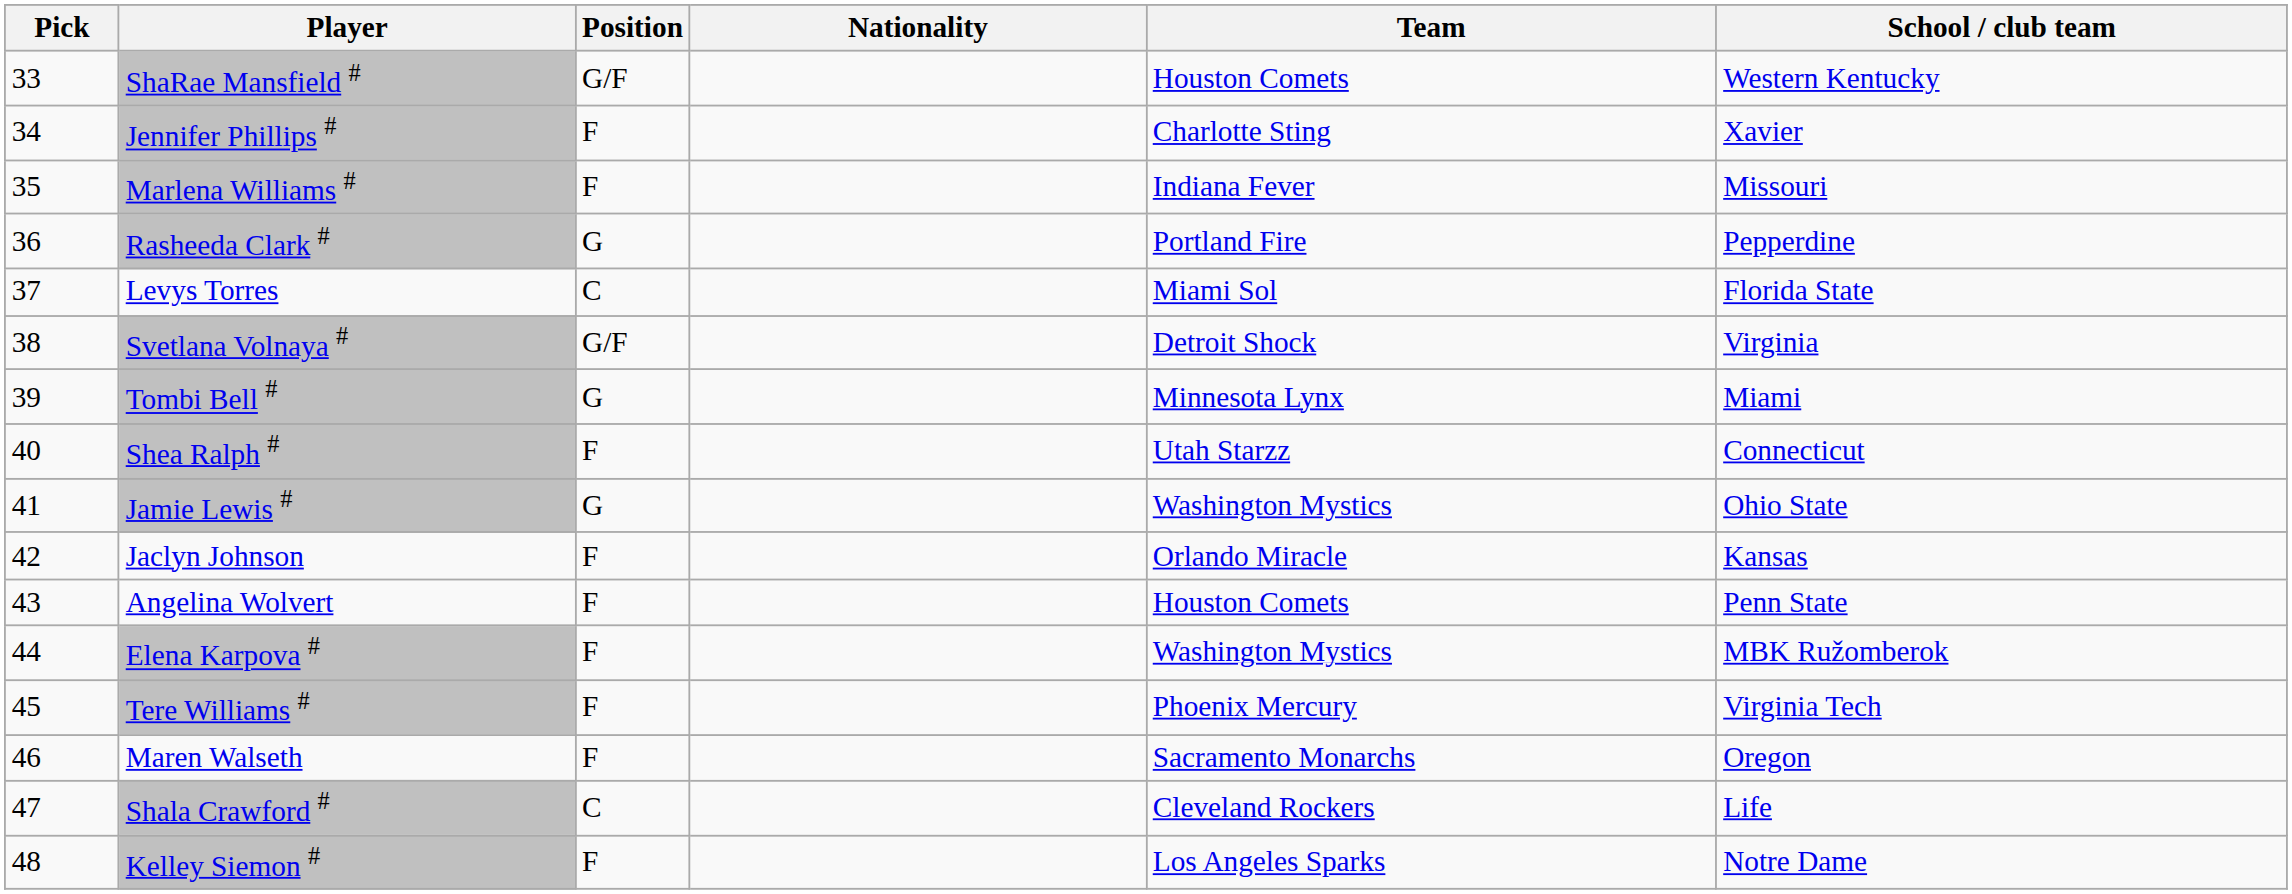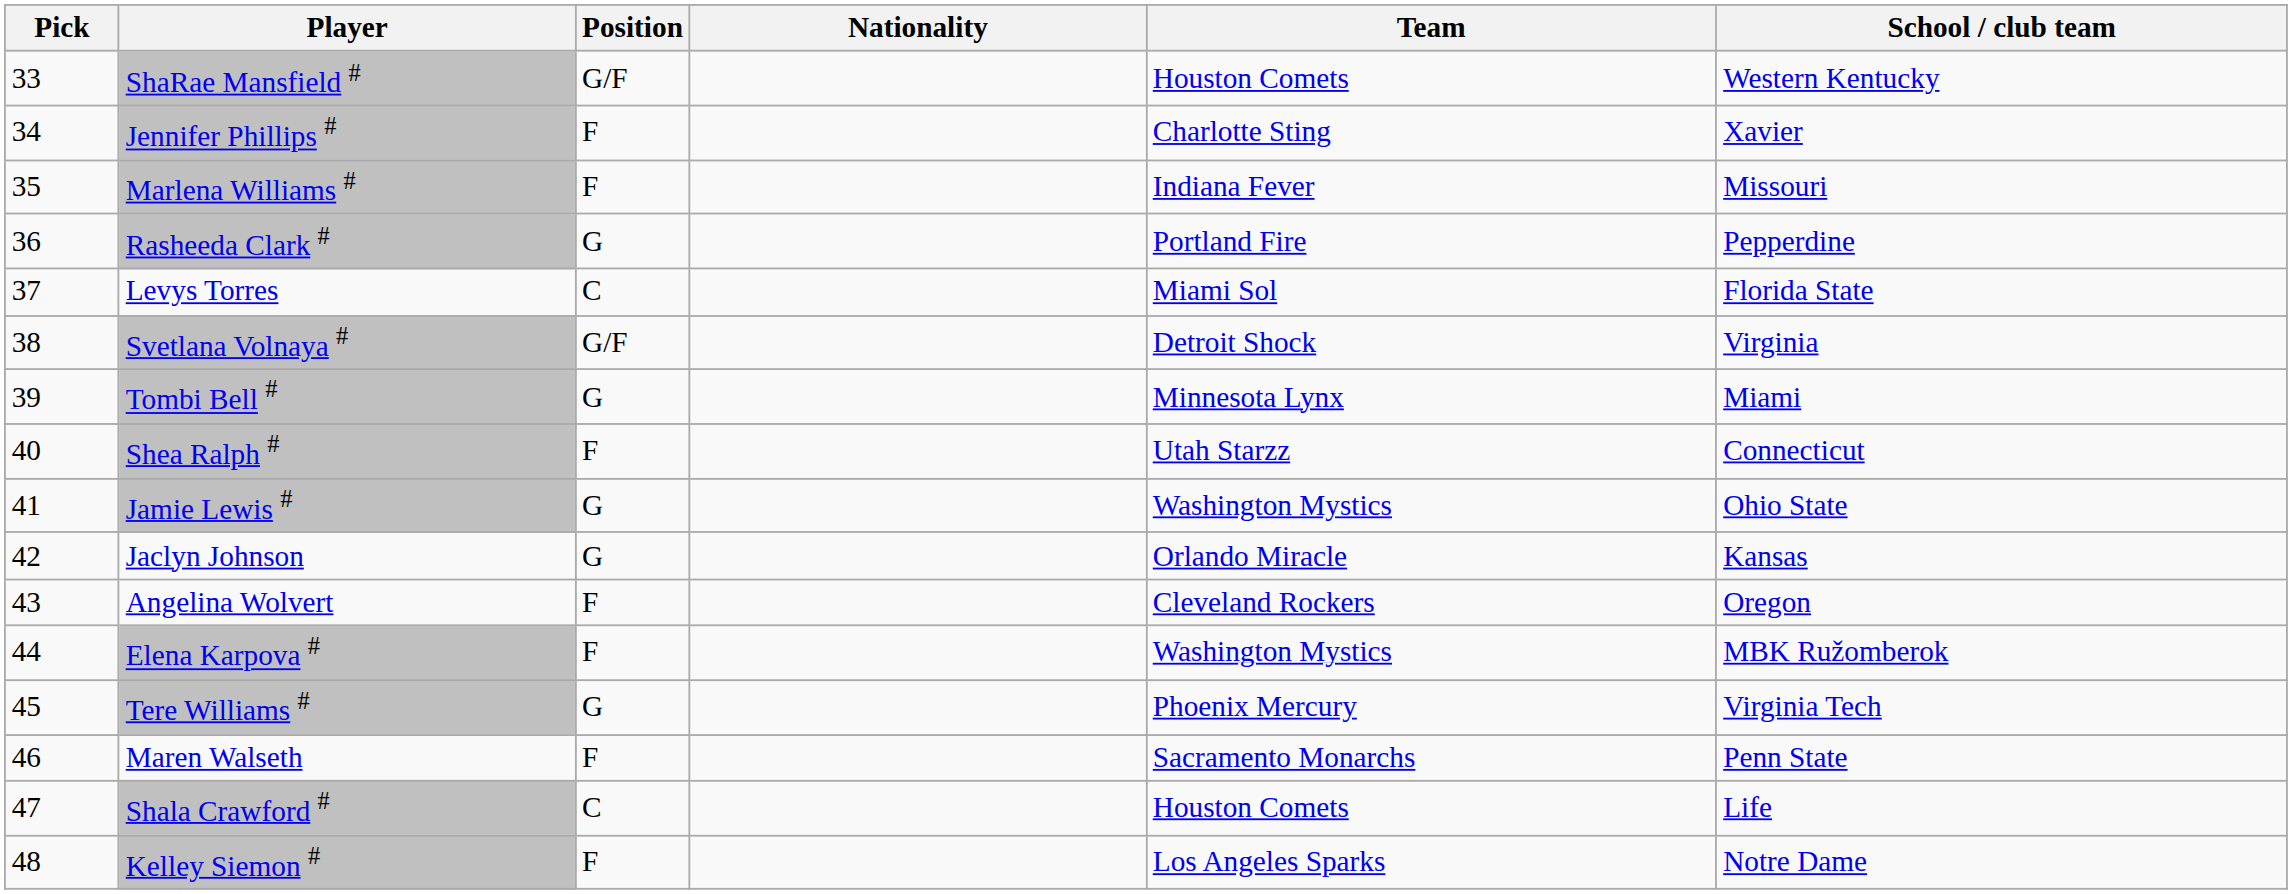(590, 555) F -> (593, 555) G
(1251, 601) Houston Comets -> (1264, 601) Cleveland Rockers
(1785, 601) Penn State -> (1767, 601) Oregon
(590, 706) F -> (593, 706) G
(1767, 757) Oregon -> (1785, 757) Penn State
(1264, 807) Cleveland Rockers -> (1251, 807) Houston Comets
